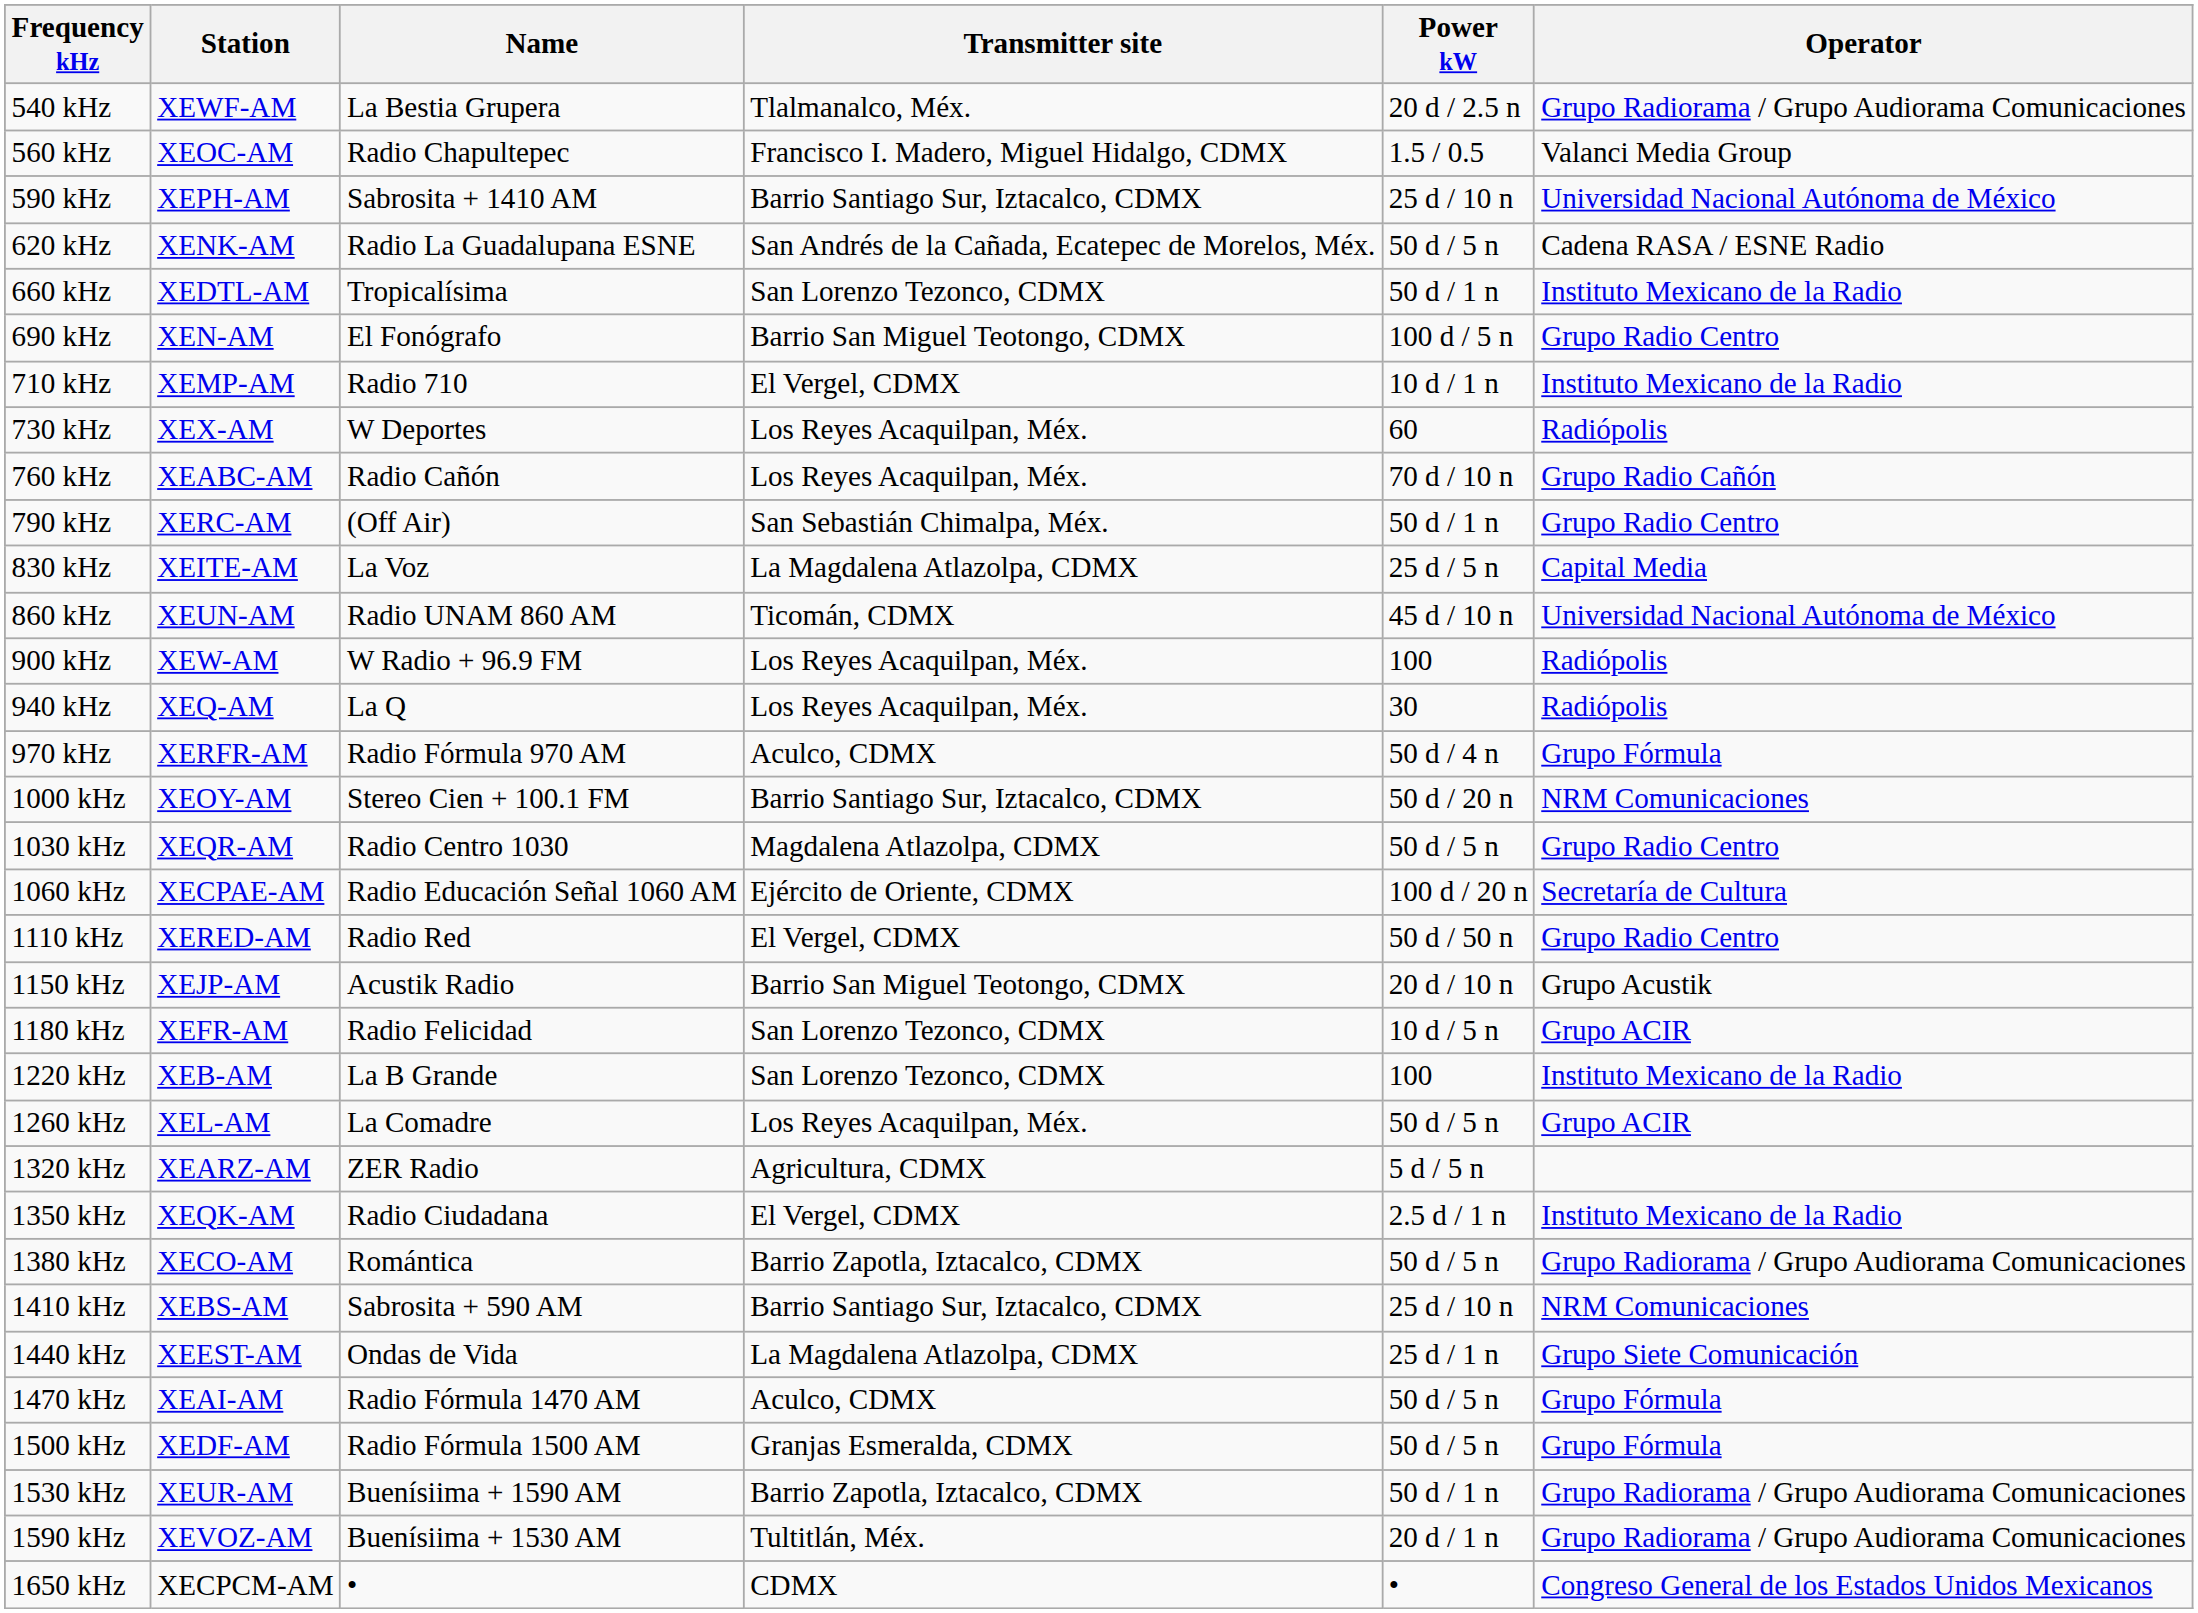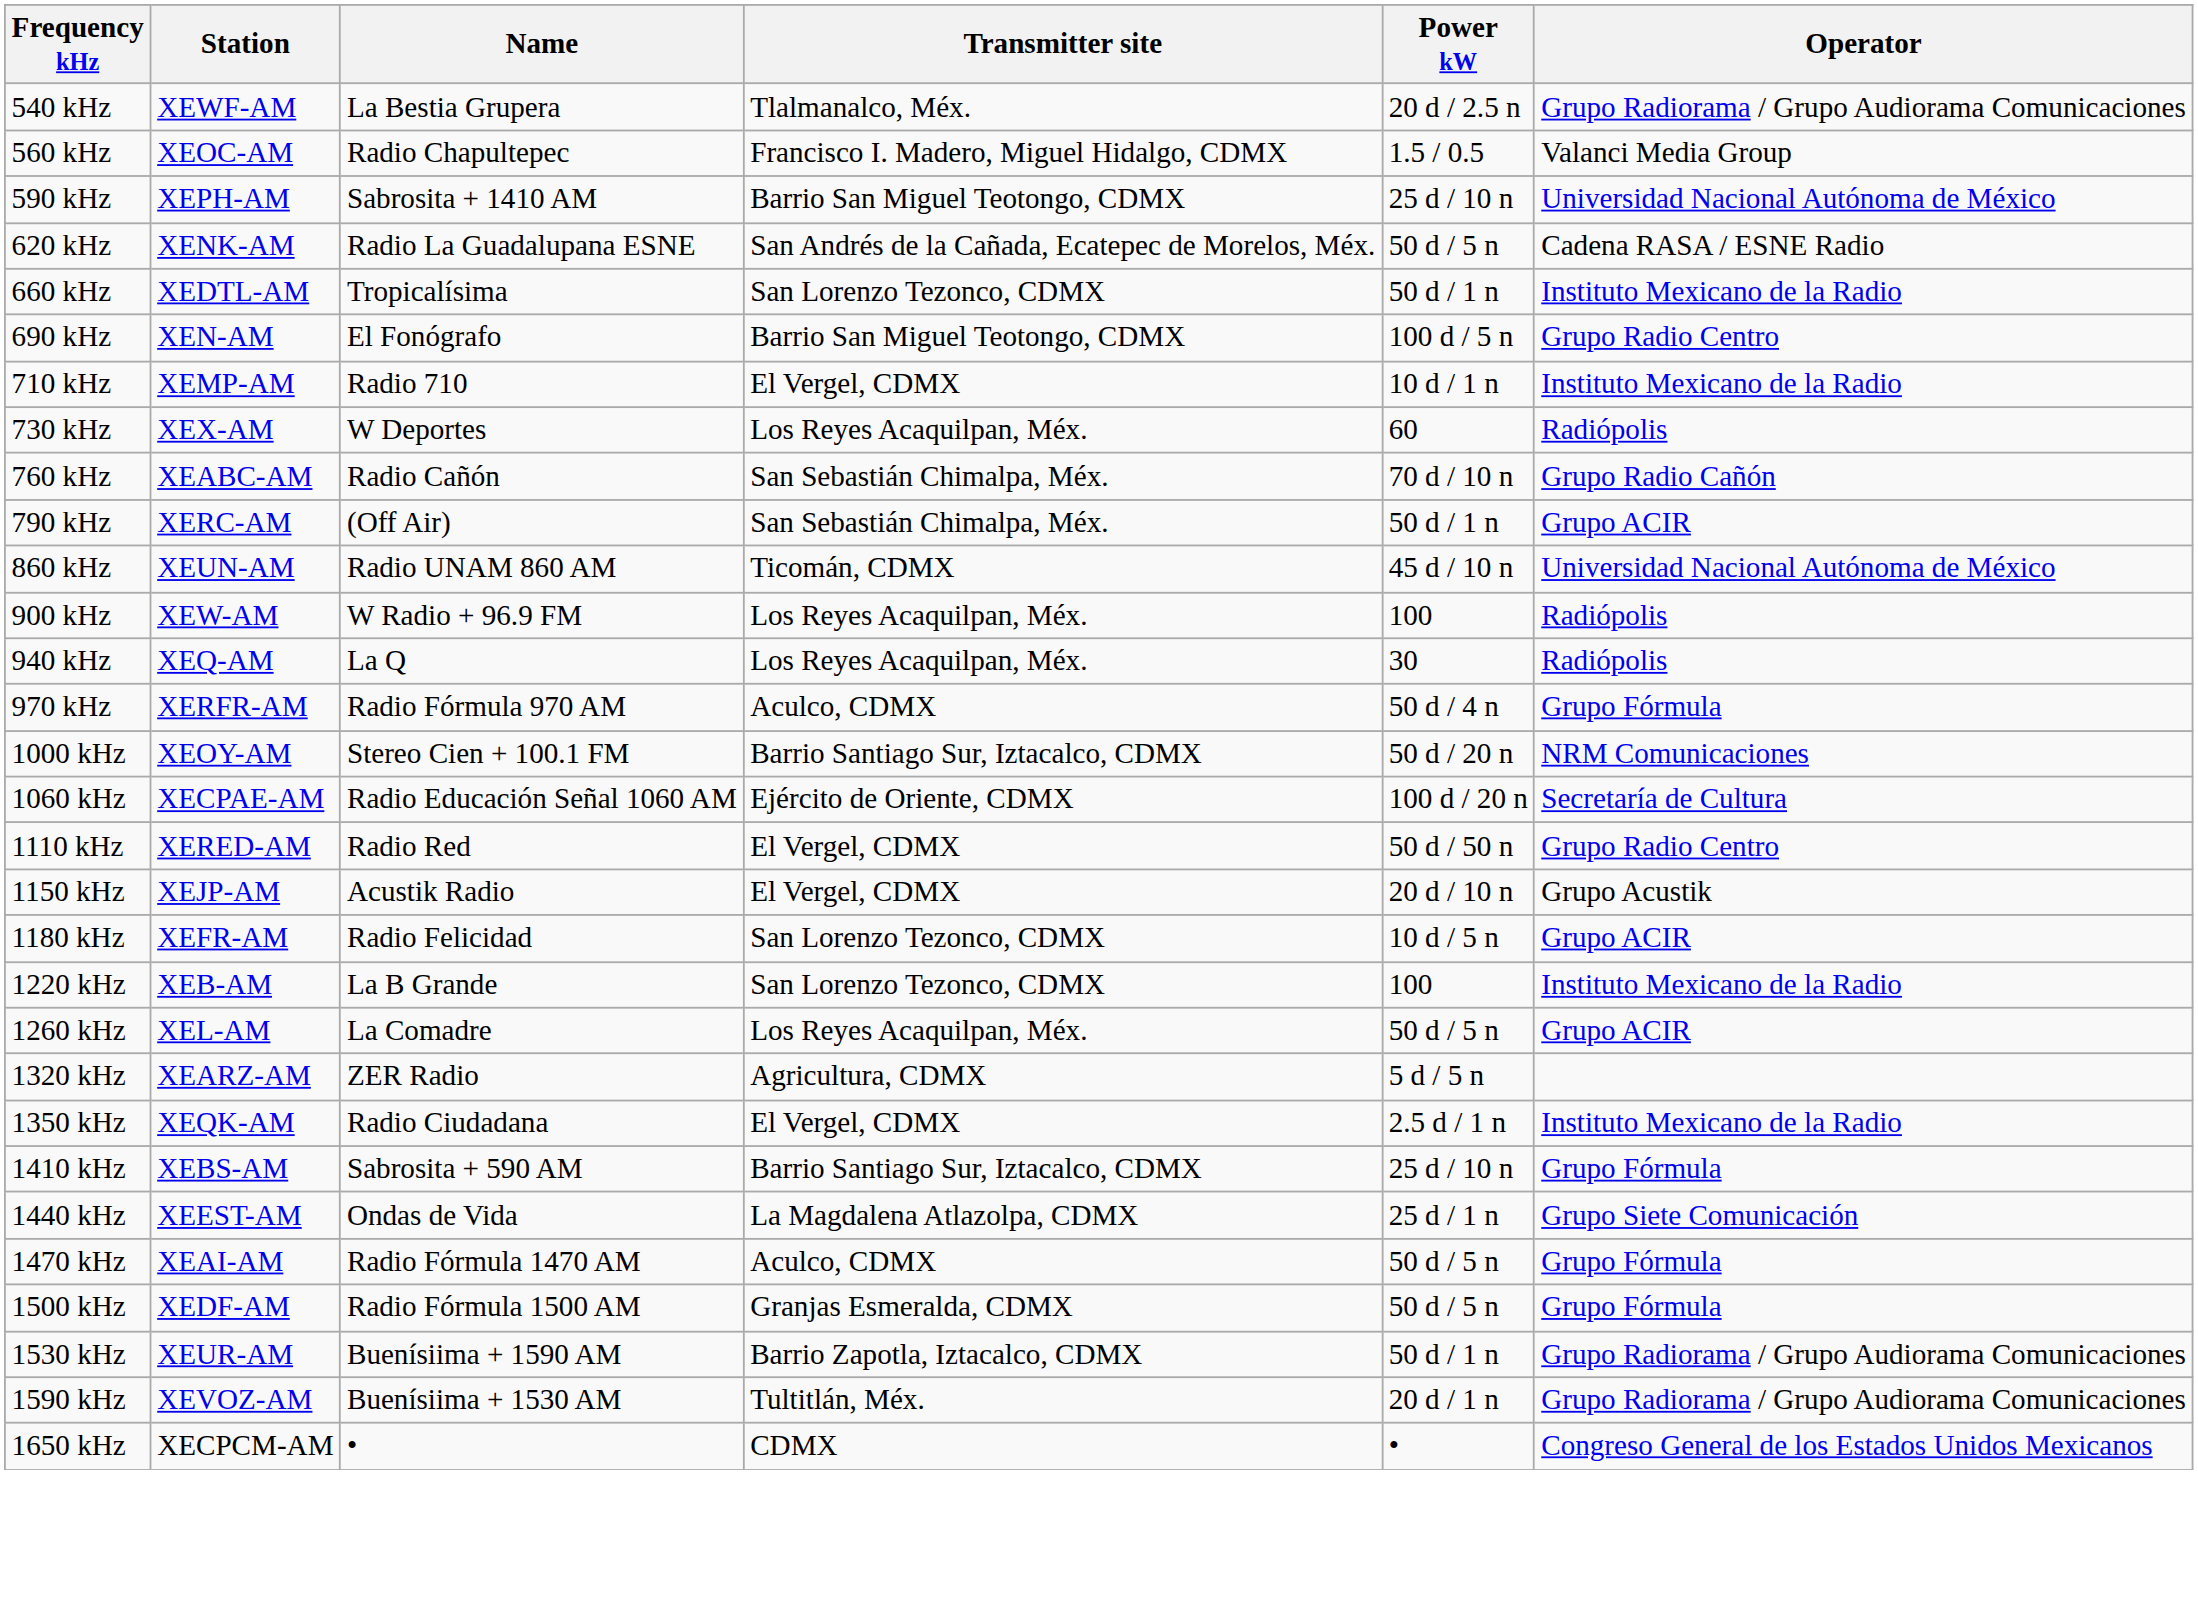(976, 198) Barrio Santiago Sur, Iztacalco, CDMX -> (968, 198) Barrio San Miguel Teotongo, CDMX
(919, 475) Los Reyes Acaquilpan, Méx. -> (929, 475) San Sebastián Chimalpa, Méx.
(1660, 522) Grupo Radio Centro -> (1616, 522) Grupo ACIR
- row: (61, 568)
- row: (69, 845)
(968, 984) Barrio San Miguel Teotongo, CDMX -> (855, 891) El Vergel, CDMX
- row: (69, 1261)
(1675, 1307) NRM Comunicaciones -> (1631, 1168) Grupo Fórmula
